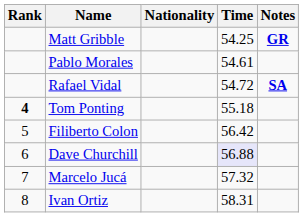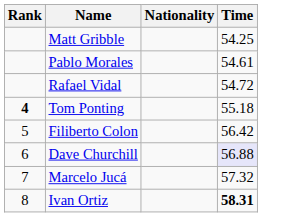- column: (278, 16)
(237, 200) normal -> (237, 200) bold
